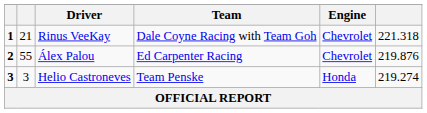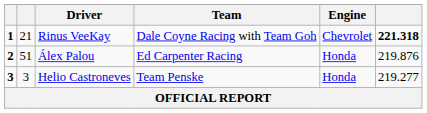(398, 35) normal -> (398, 35) bold
(26, 56) 55 -> (26, 56) 51
(347, 56) Chevrolet -> (339, 56) Honda
(398, 77) 219.274 -> (398, 77) 219.277
